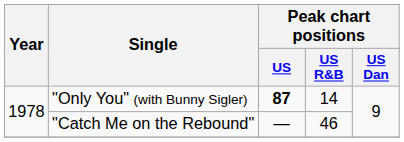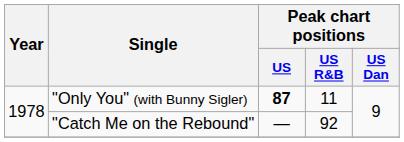(329, 98) 14 -> (329, 98) 11
(329, 124) 46 -> (329, 124) 92
